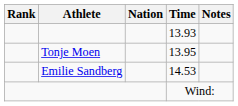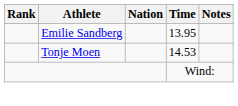- row: (182, 33)
(71, 52) Tonje Moen -> (82, 33) Emilie Sandberg
(82, 71) Emilie Sandberg -> (71, 52) Tonje Moen
